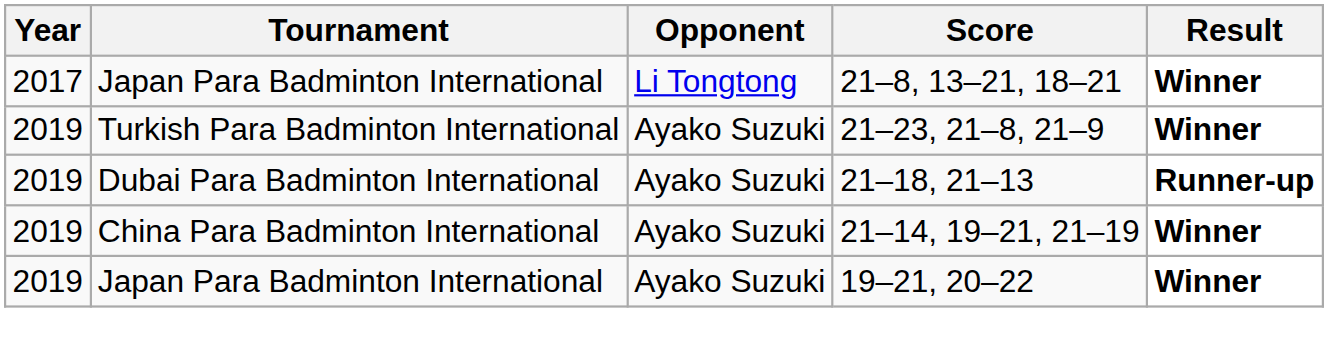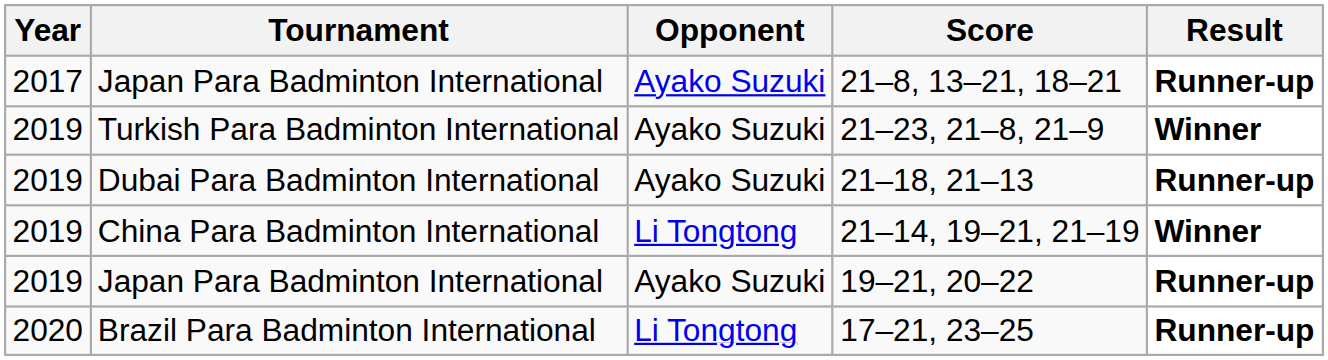(716, 81) Li Tongtong -> (730, 81) Ayako Suzuki
(1208, 81) Winner -> (1234, 81) Runner-up
(730, 231) Ayako Suzuki -> (716, 231) Li Tongtong
(1208, 281) Winner -> (1234, 281) Runner-up
+ row: (937, 331)
